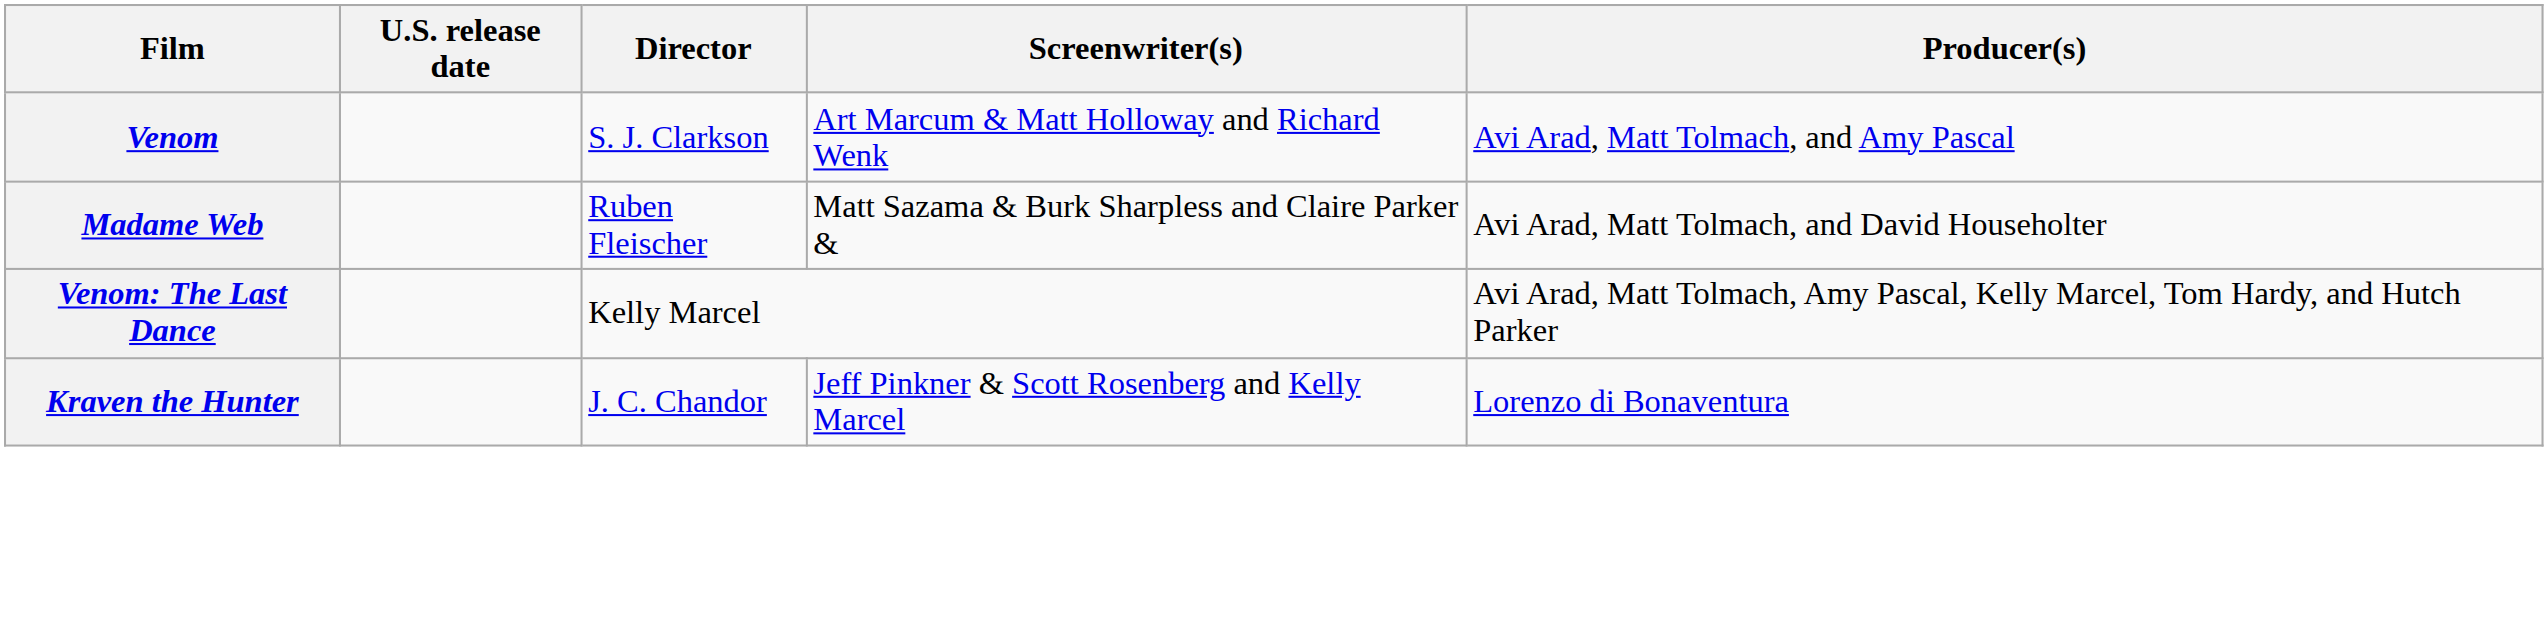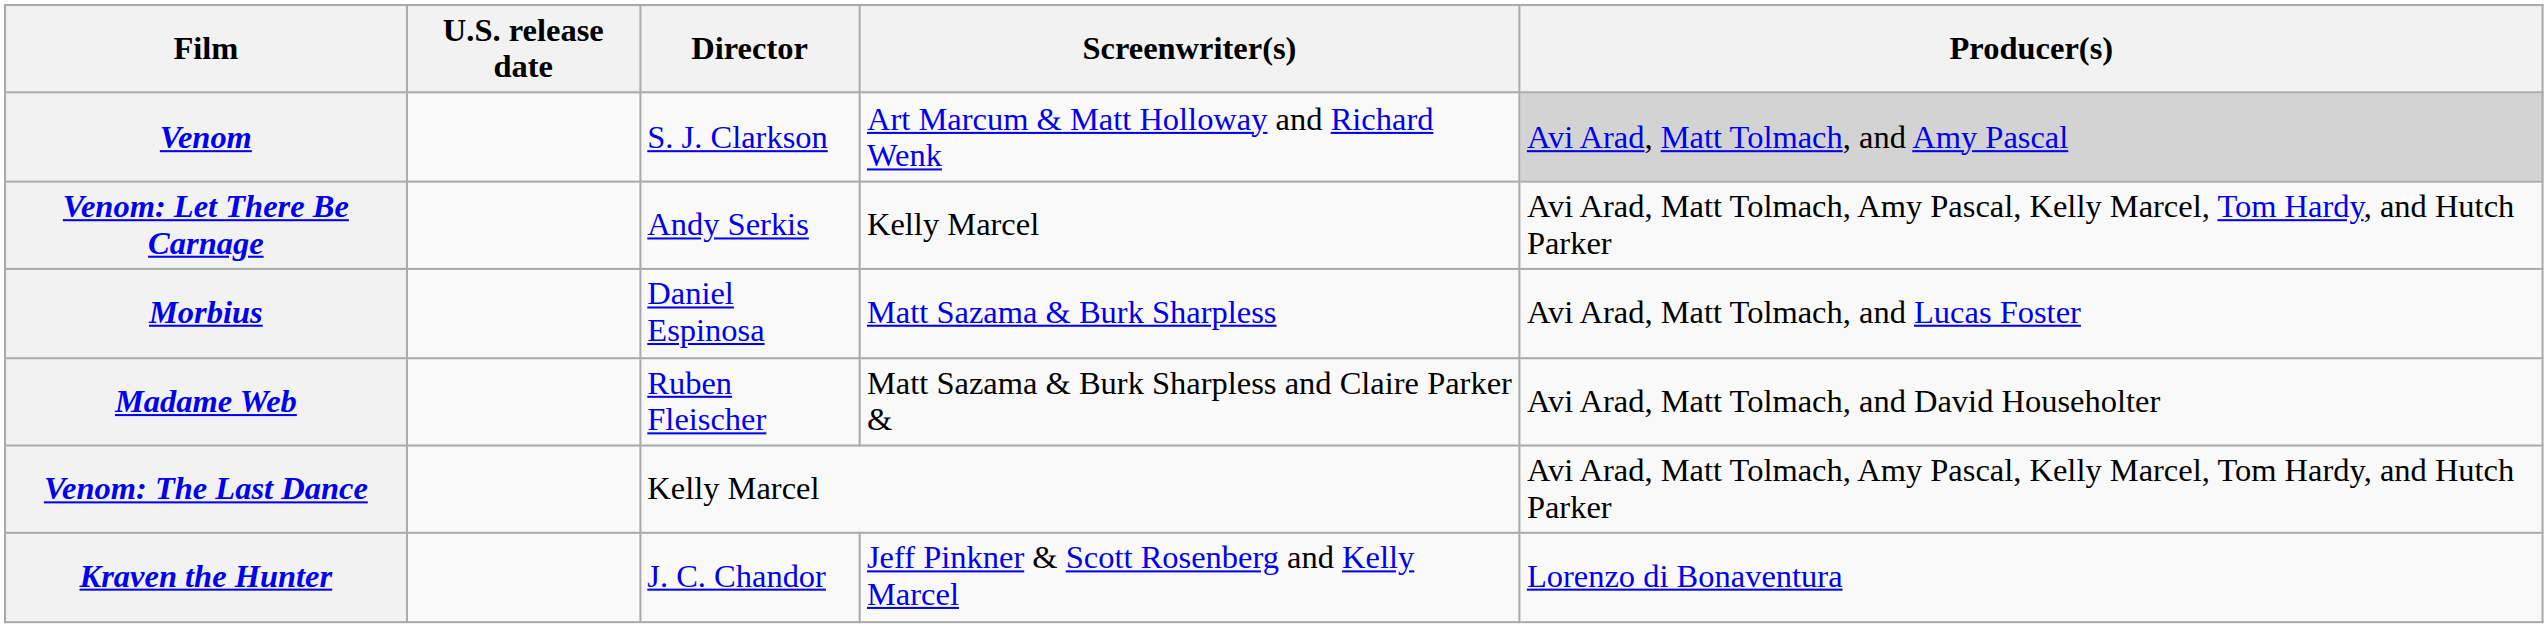(1744, 136) no background -> (1798, 136) lightgrey background
+ row: (206, 224)
+ row: (206, 312)
